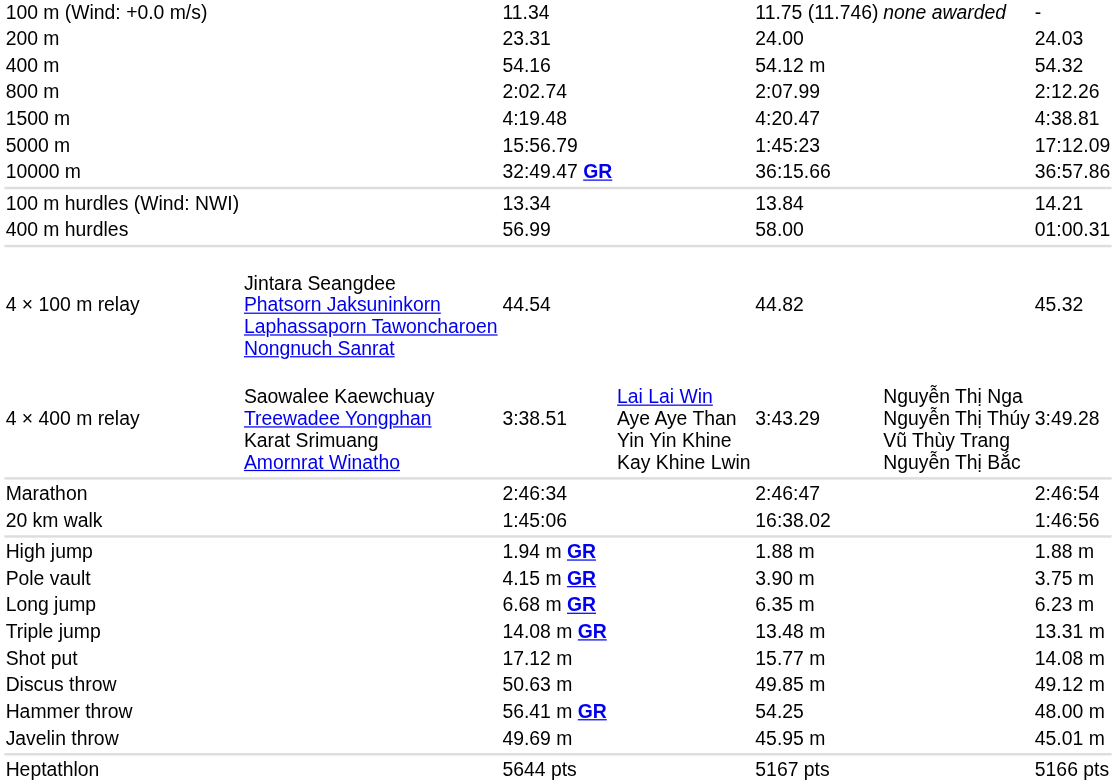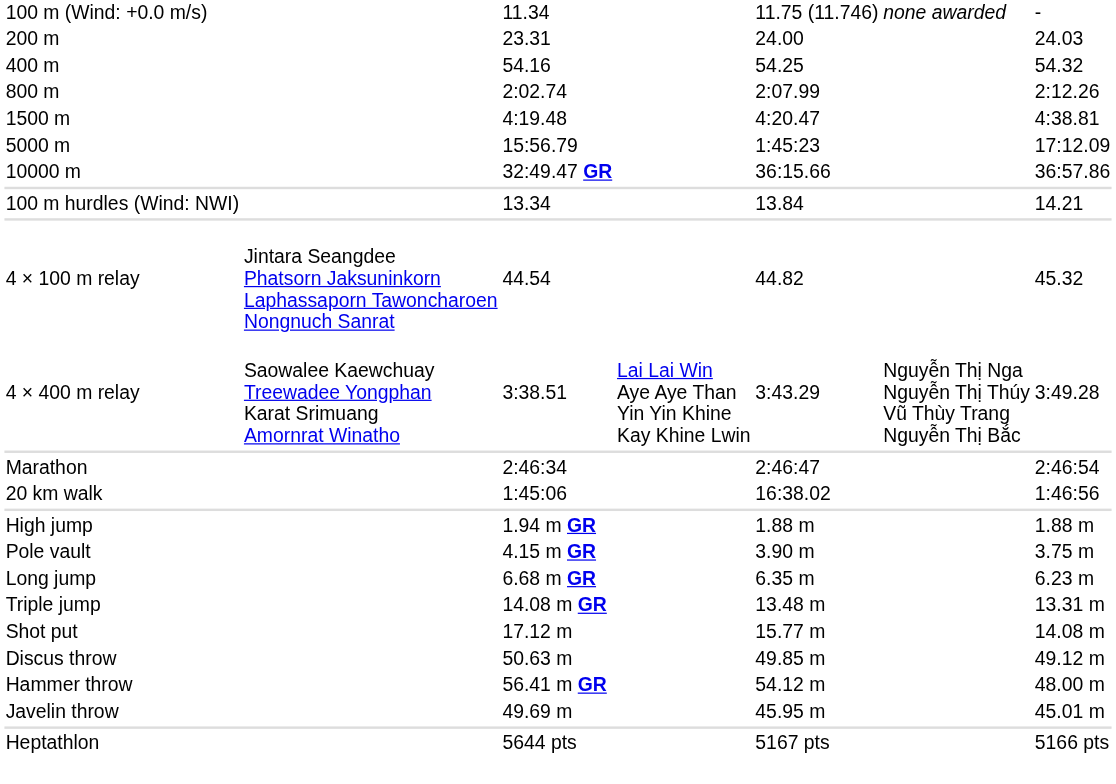(790, 65) 54.12 m -> (780, 65) 54.25
- row: (67, 230)
(780, 711) 54.25 -> (790, 685) 54.12 m
